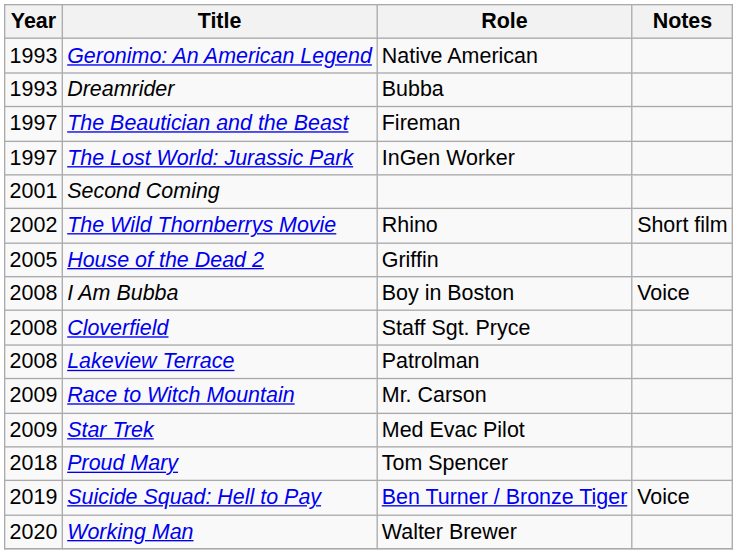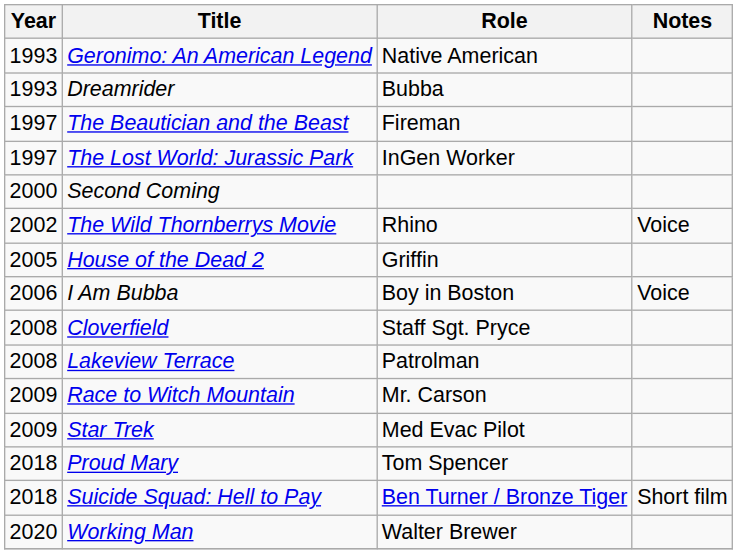(33, 191) 2001 -> (33, 191) 2000
(682, 225) Short film -> (663, 225) Voice
(33, 293) 2008 -> (33, 293) 2006
(33, 497) 2019 -> (33, 497) 2018
(663, 497) Voice -> (682, 497) Short film
